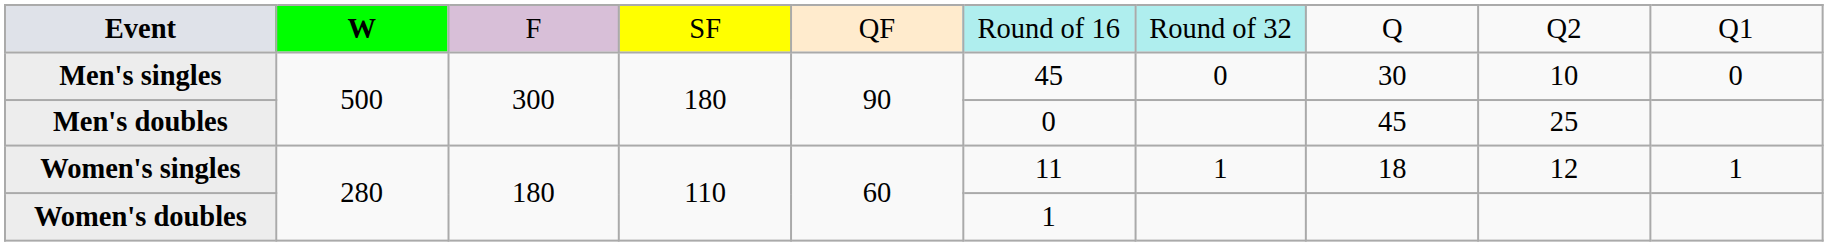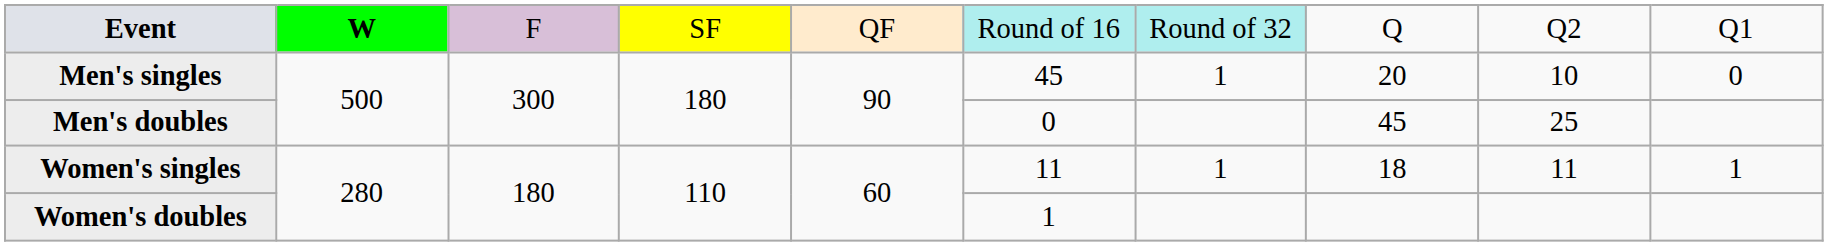(1220, 75) 0 -> (1220, 75) 1
(1392, 75) 30 -> (1392, 75) 20
(1564, 169) 12 -> (1564, 169) 11
